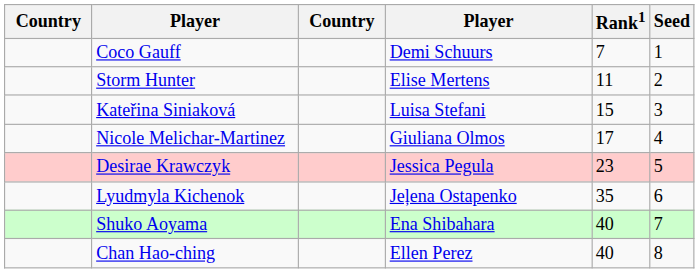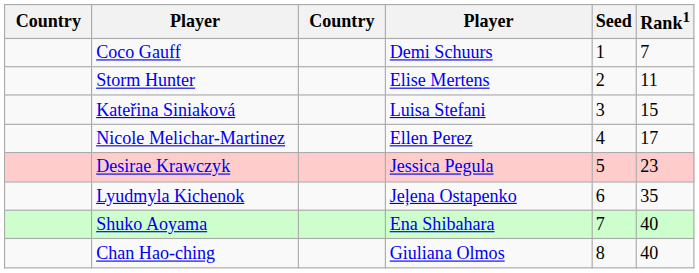columns swapped: (621, 21) <-> (672, 21)
(447, 138) Giuliana Olmos -> (431, 138) Ellen Perez
(431, 253) Ellen Perez -> (447, 253) Giuliana Olmos
